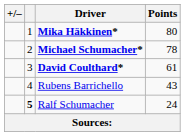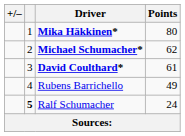(172, 49) 78 -> (172, 49) 62
(172, 85) 43 -> (172, 85) 49
